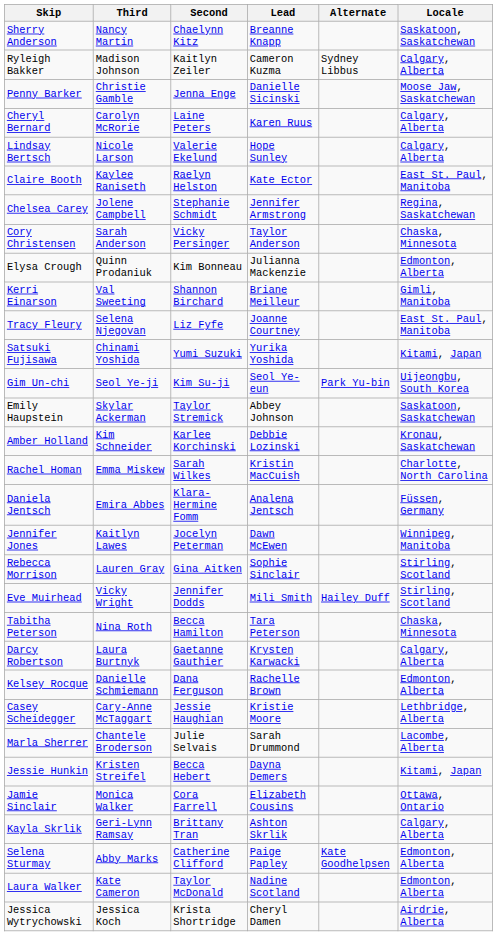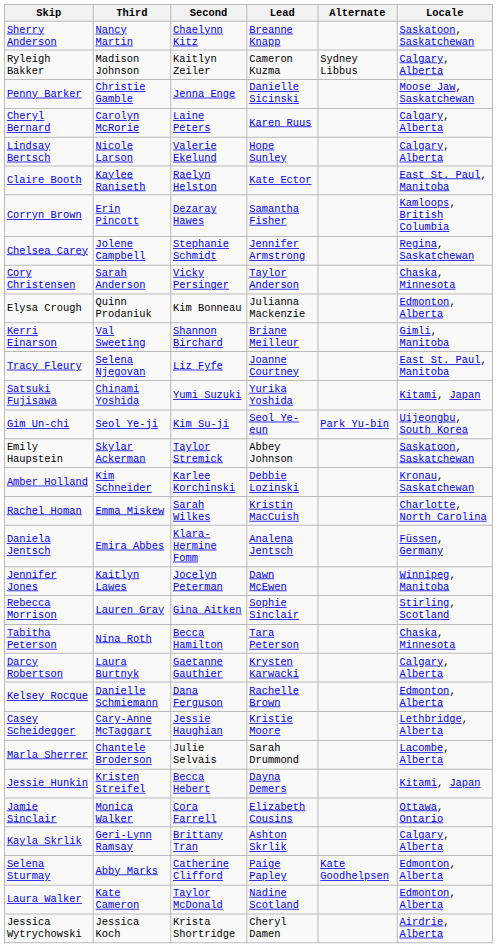+ row: (44, 216)
- row: (44, 598)
